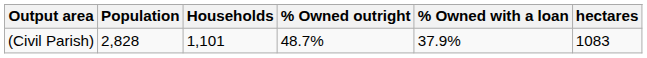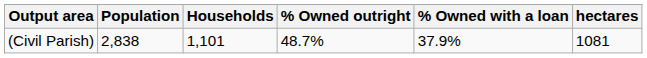(120, 40) 2,828 -> (120, 40) 2,838
(593, 40) 1083 -> (593, 40) 1081
